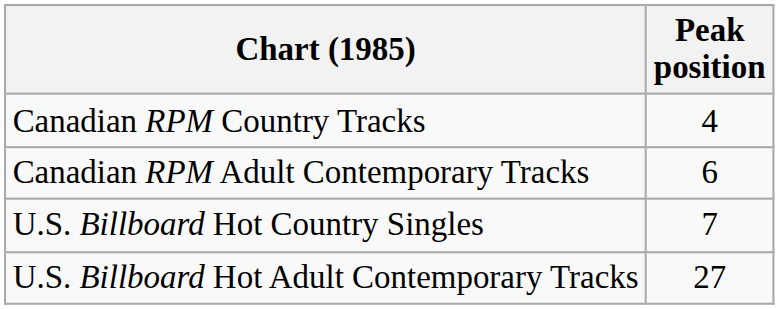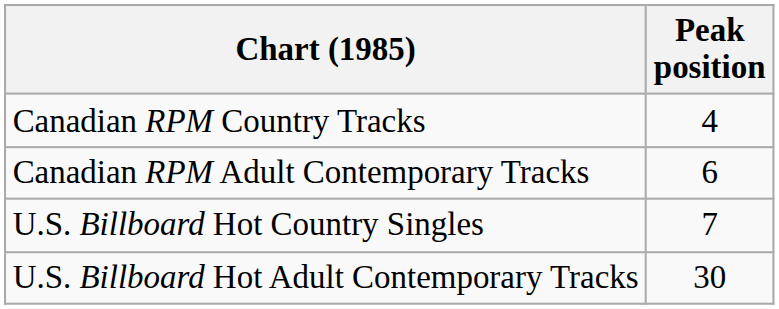(710, 276) 27 -> (710, 276) 30
